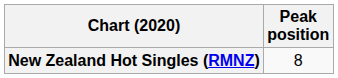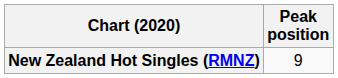(298, 60) 8 -> (298, 60) 9
